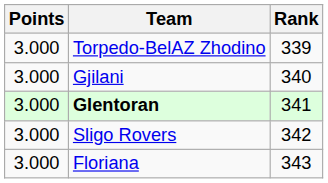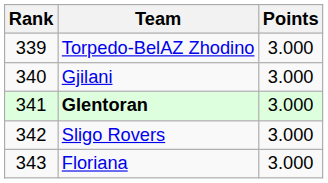columns swapped: (296, 18) <-> (37, 18)
